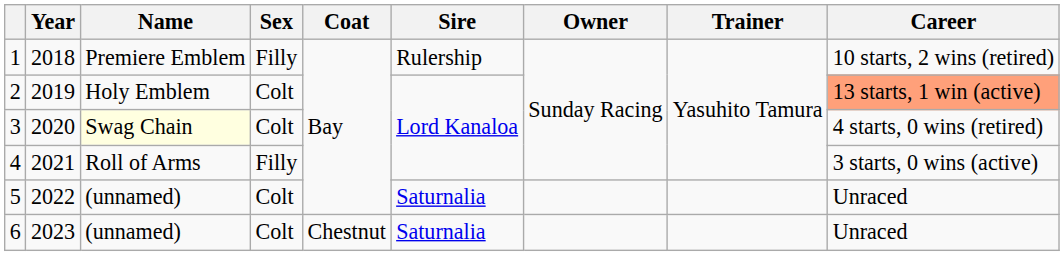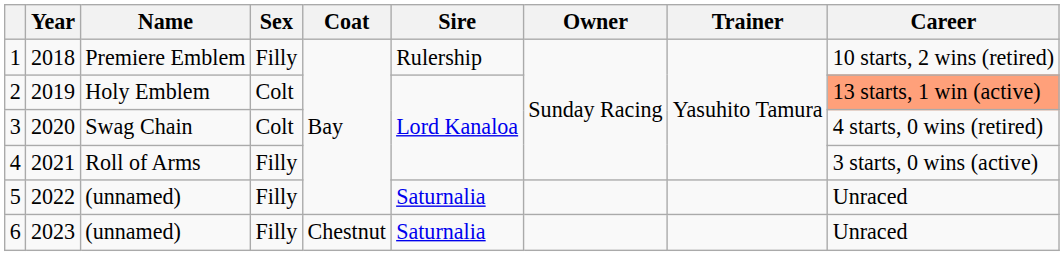(139, 127) lightyellow background -> (139, 127) no background
(275, 197) Colt -> (276, 197) Filly
(275, 232) Colt -> (276, 232) Filly
